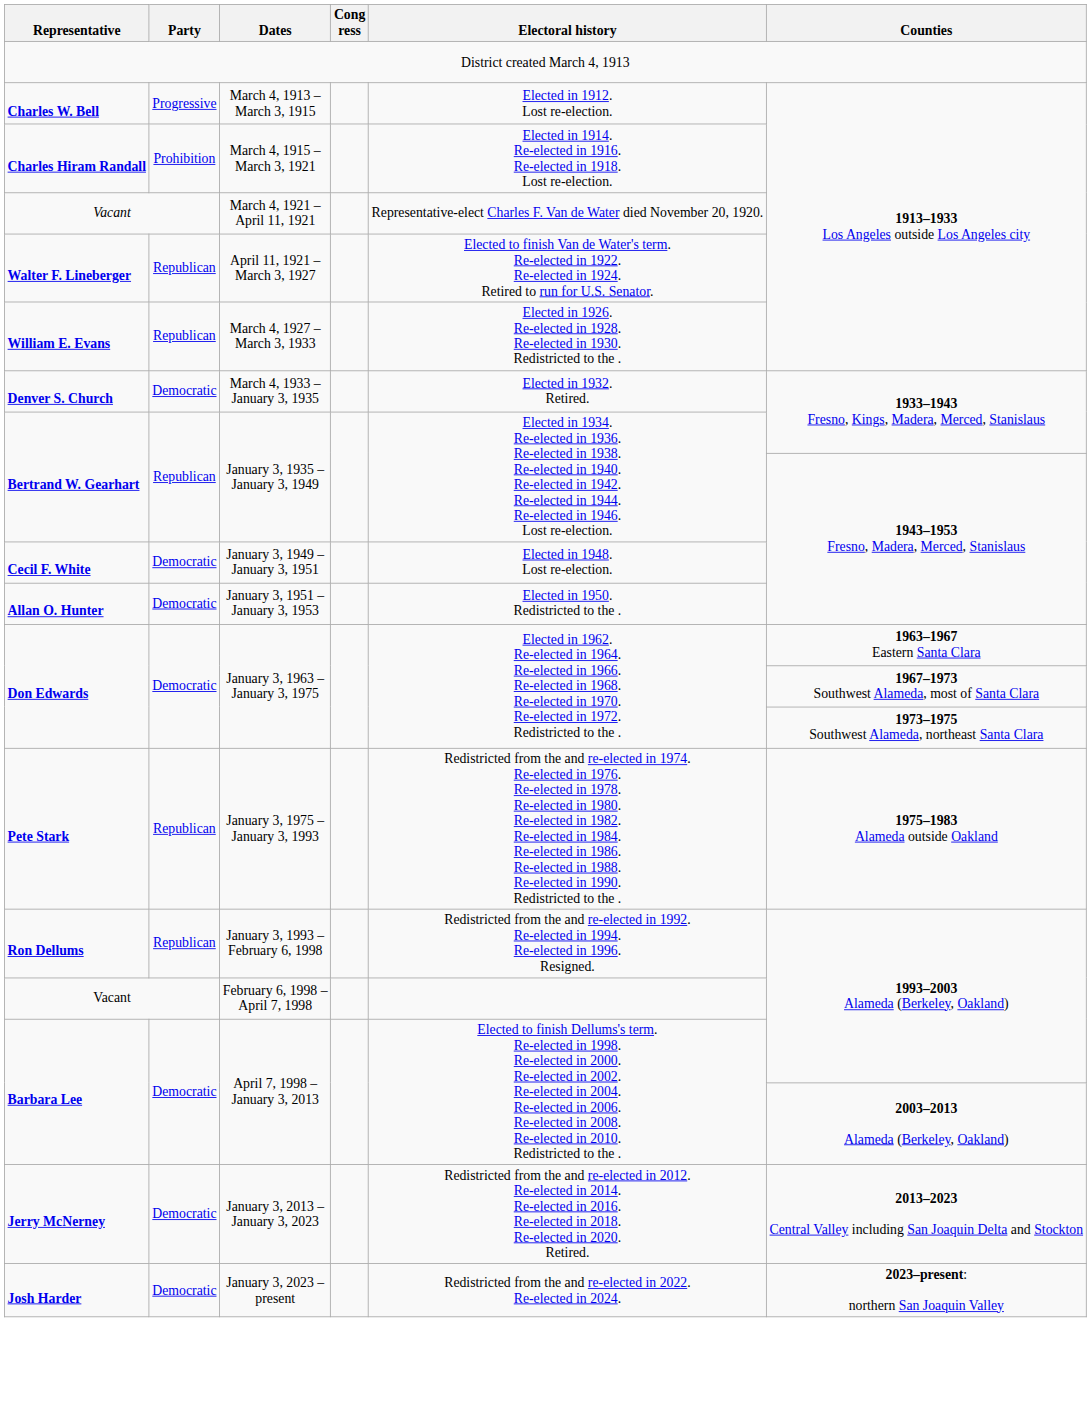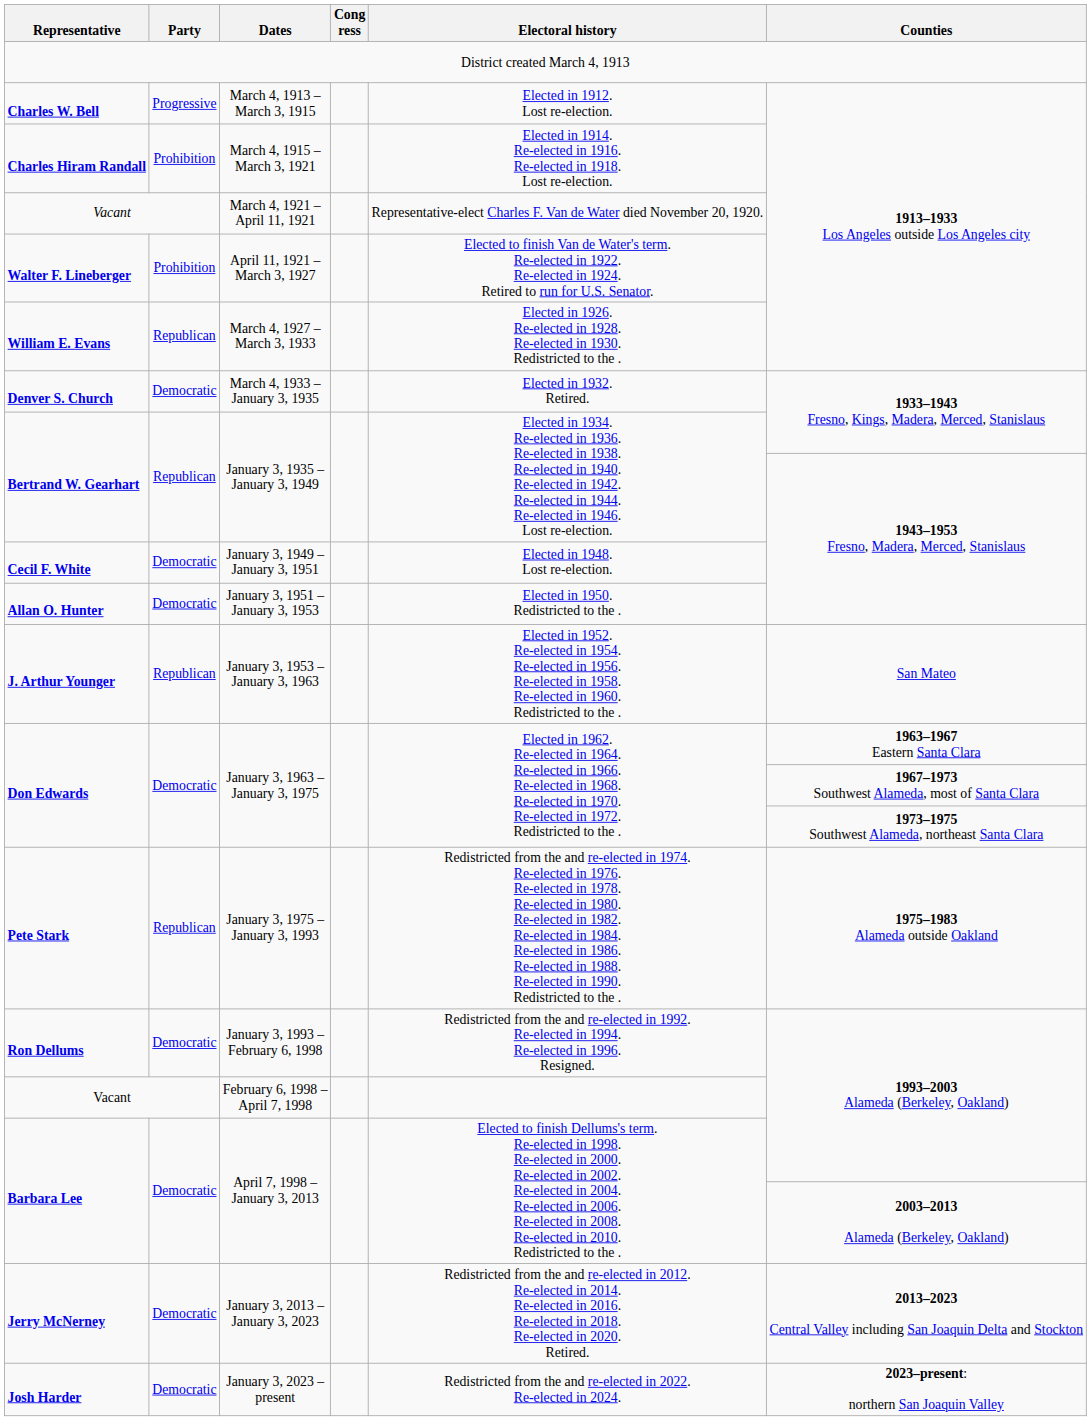(184, 268) Republican -> (184, 268) Prohibition
+ row: (61, 681)
(184, 943) Republican -> (184, 1042) Democratic
